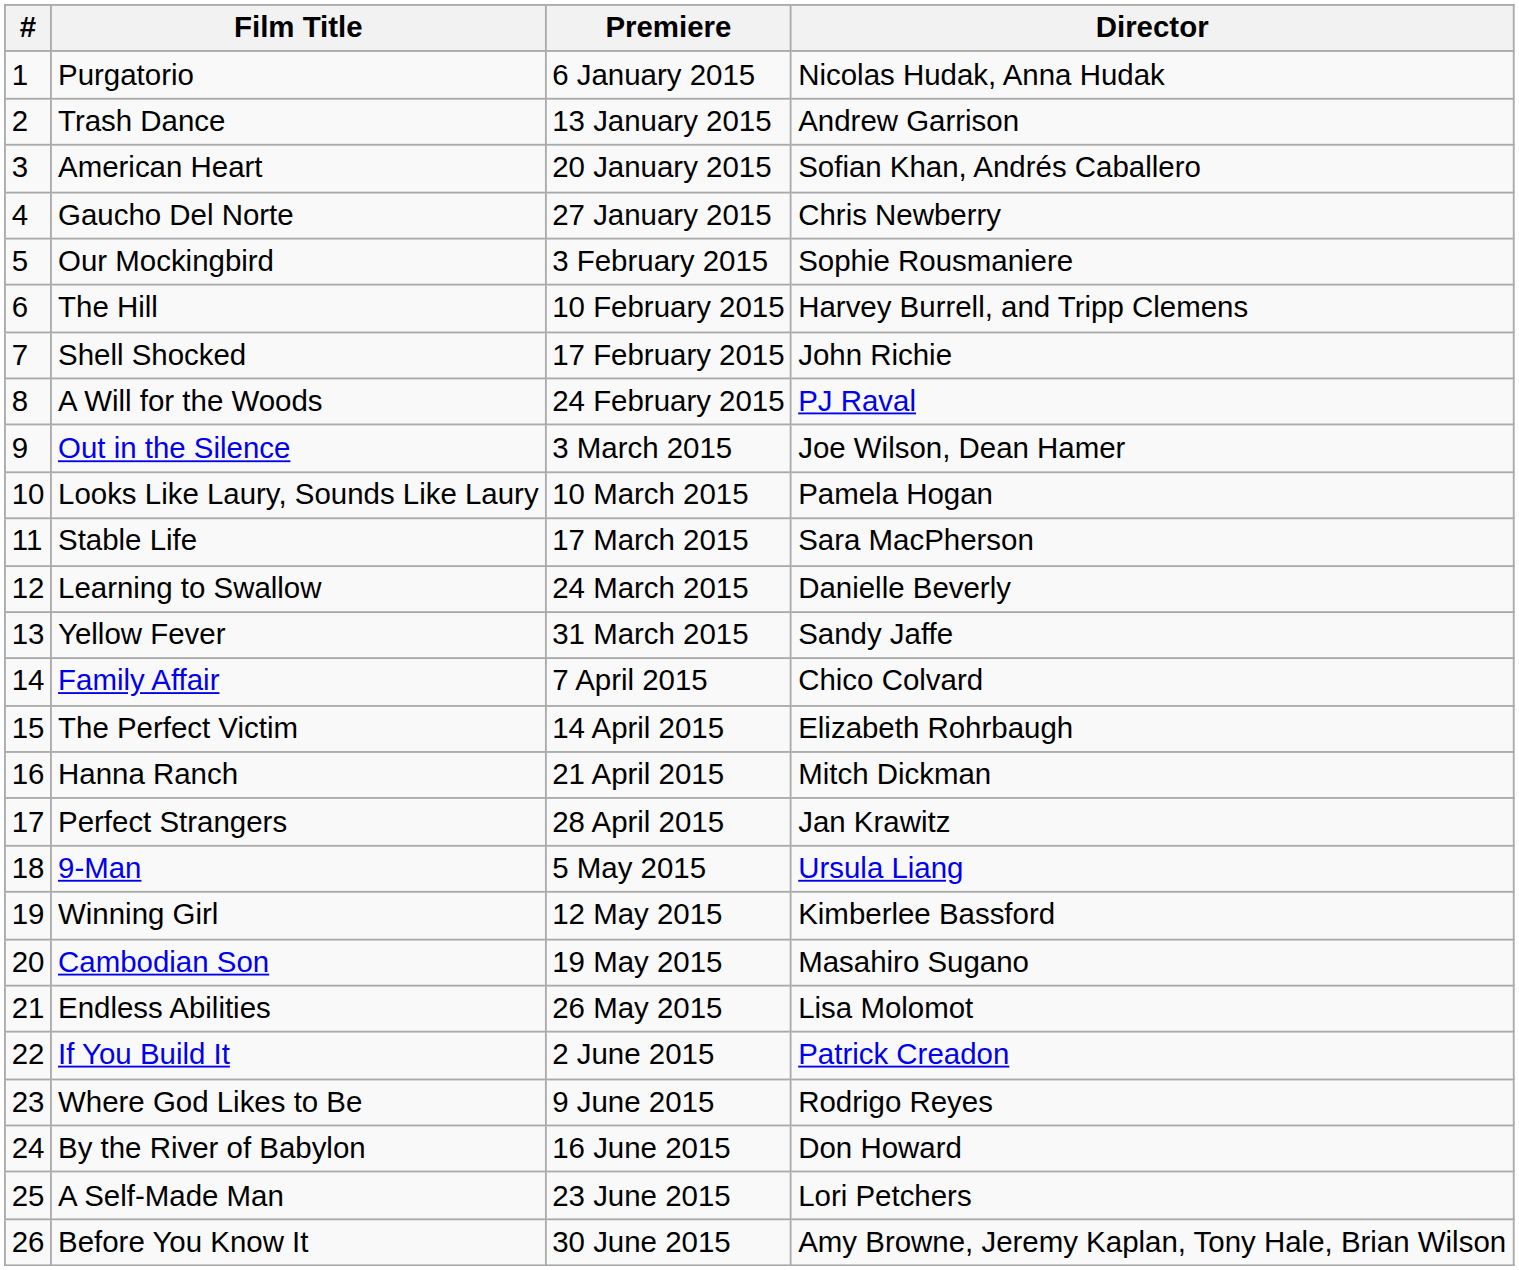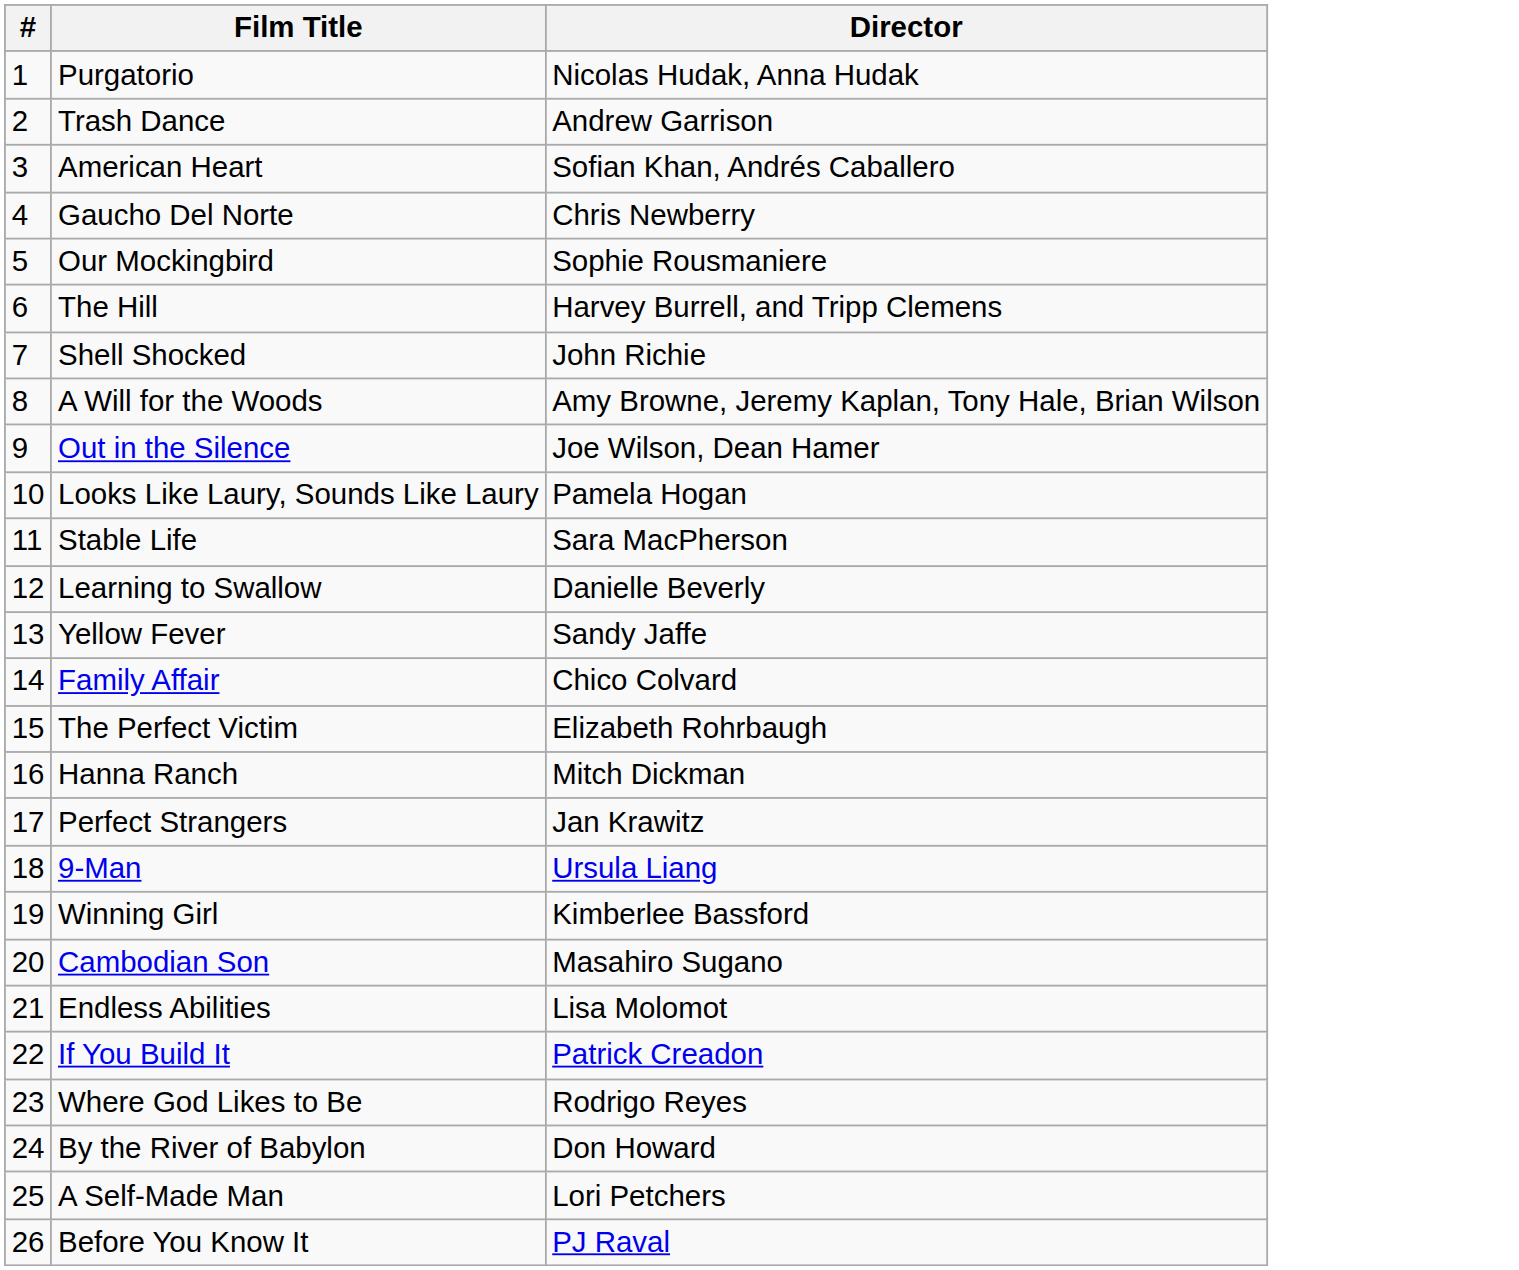- column: (668, 27)
(857, 401) PJ Raval -> (906, 401) Amy Browne, Jeremy Kaplan, Tony Hale, Brian Wilson
(1152, 1241) Amy Browne, Jeremy Kaplan, Tony Hale, Brian Wilson -> (611, 1241) PJ Raval
